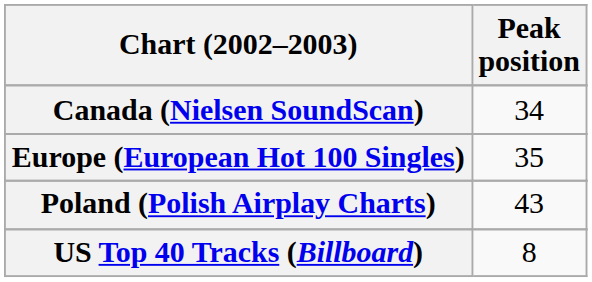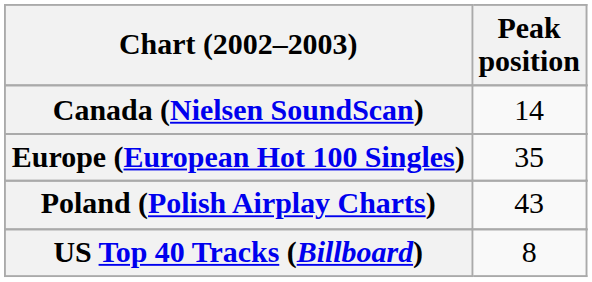(529, 109) 34 -> (529, 109) 14
